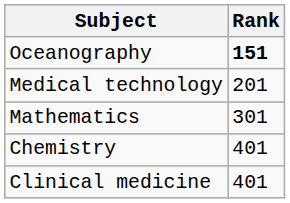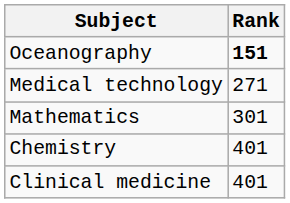(250, 85) 201 -> (250, 85) 271
